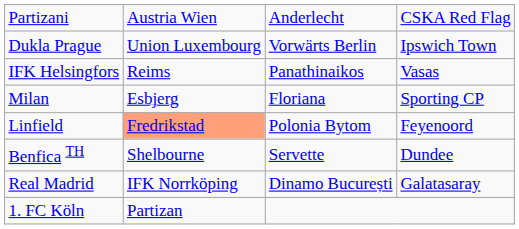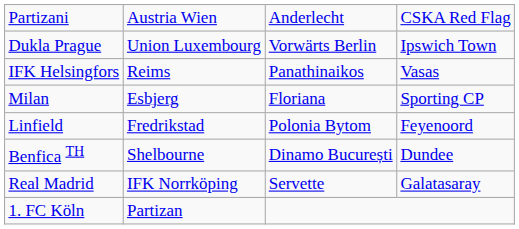(166, 125) lightsalmon background -> (166, 125) no background
(297, 154) Servette -> (331, 154) Dinamo București
(331, 183) Dinamo București -> (297, 183) Servette
